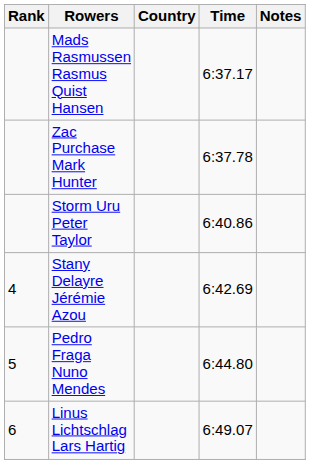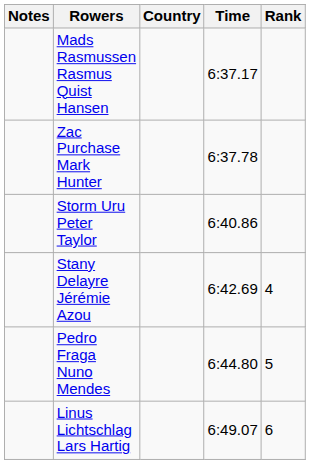columns swapped: (26, 16) <-> (281, 16)
